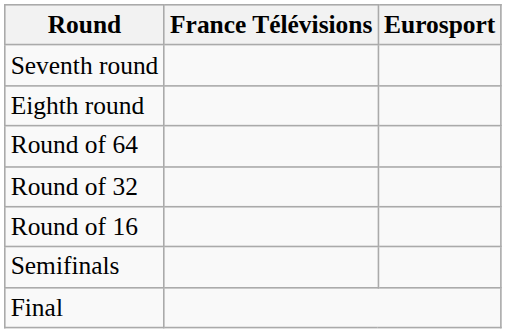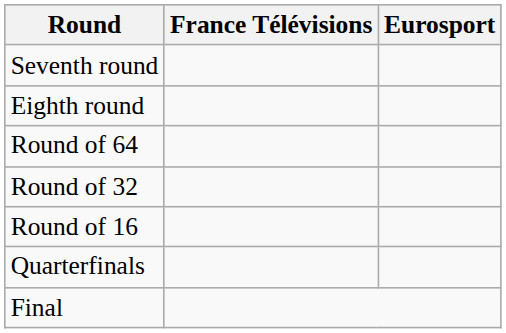+ row: (78, 266)
- row: (65, 266)
